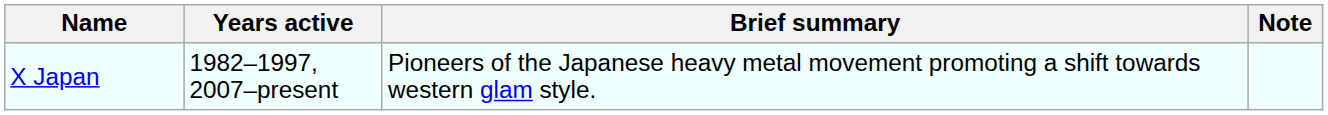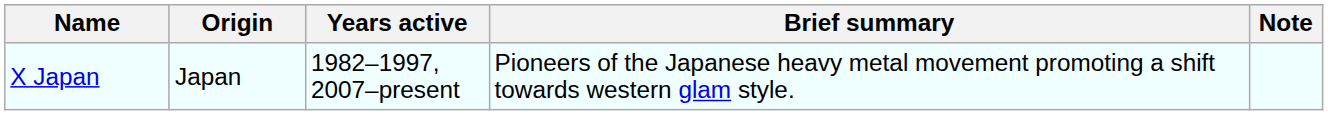+ column: (237, 23)
